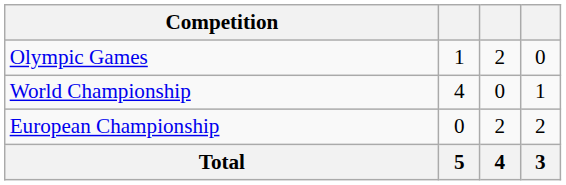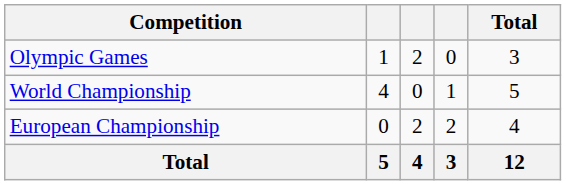+ column: (514, 22)
